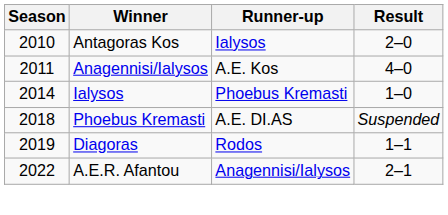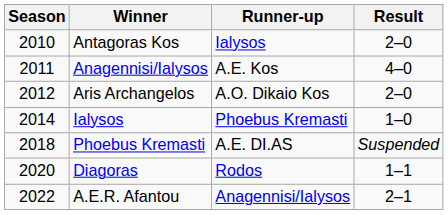+ row: (134, 94)
(37, 145) 2019 -> (37, 171) 2020
